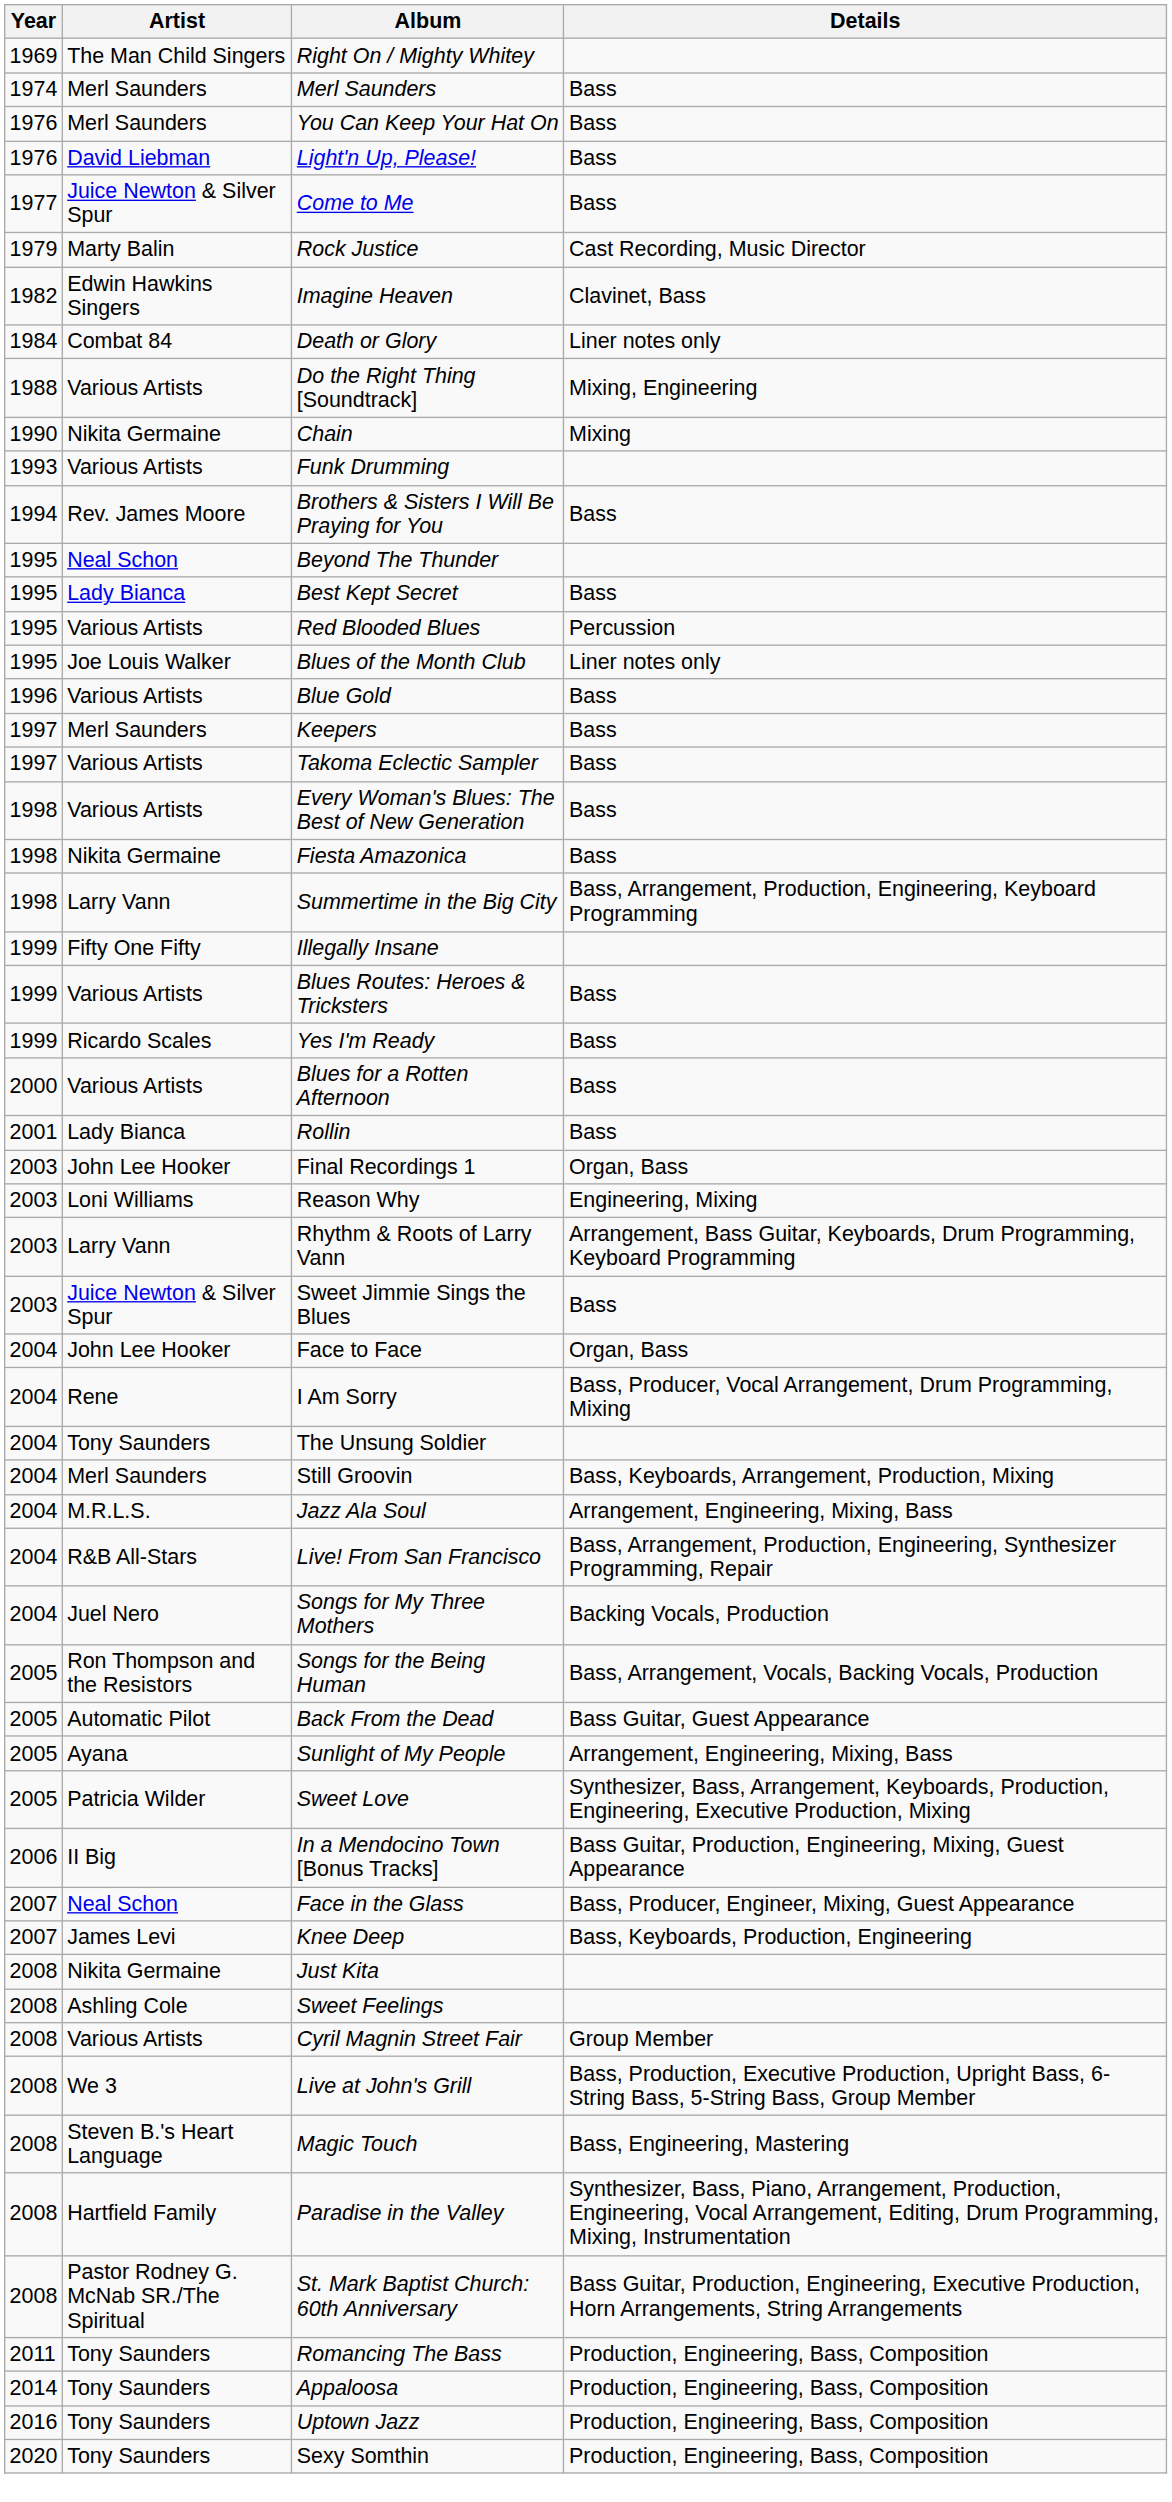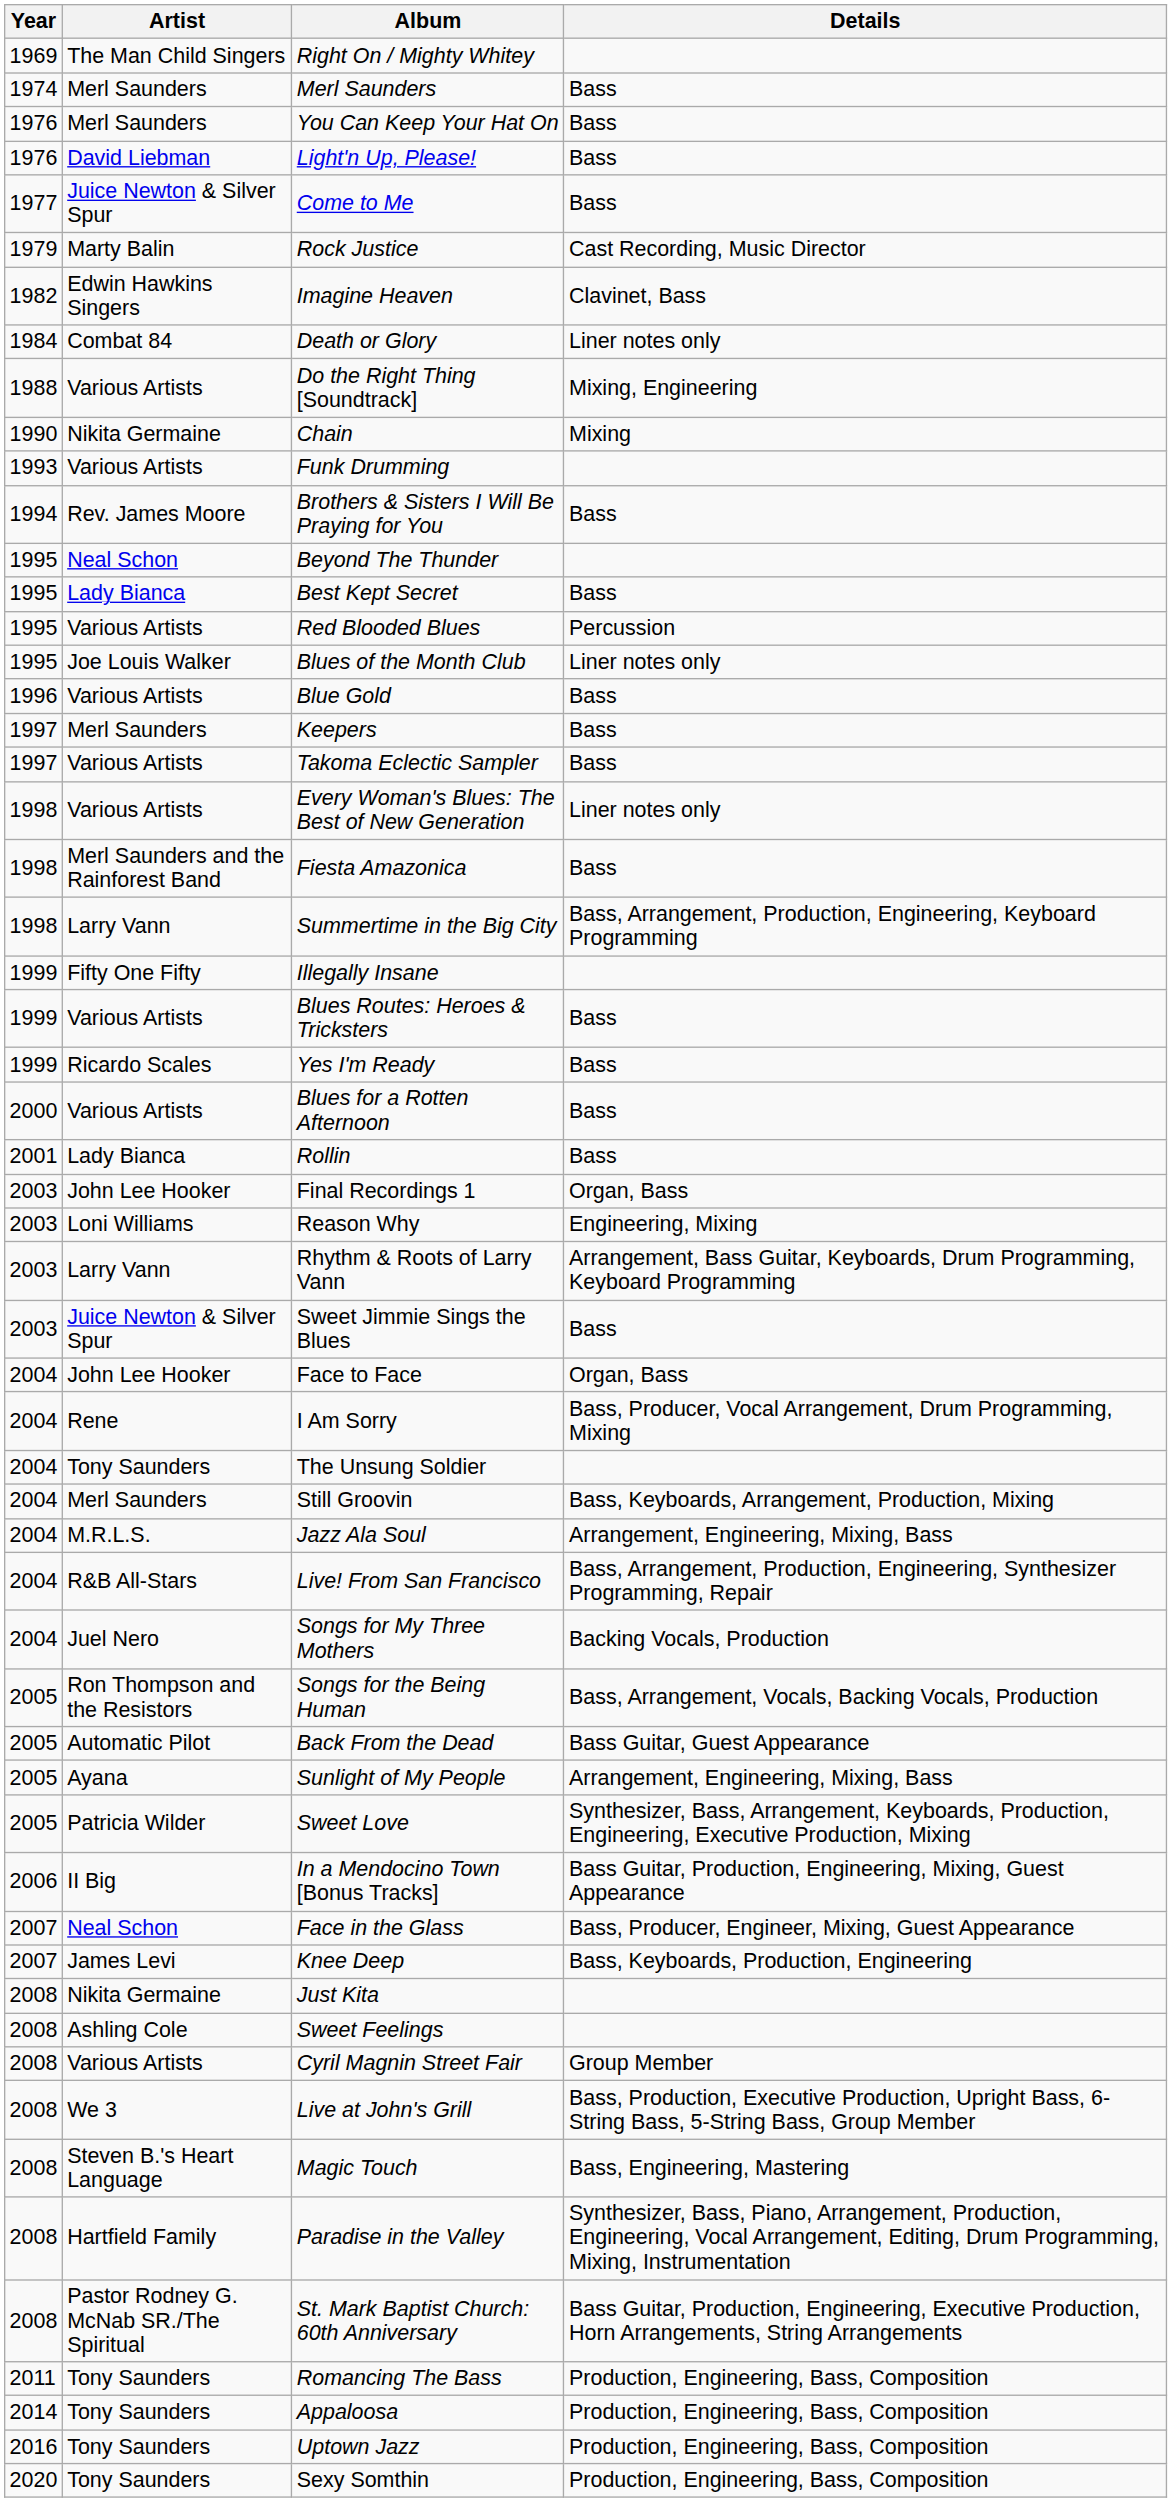(593, 810) Bass -> (645, 810) Liner notes only
(144, 856) Nikita Germaine -> (176, 868) Merl Saunders and the Rainforest Band
